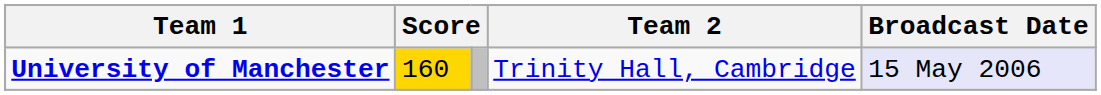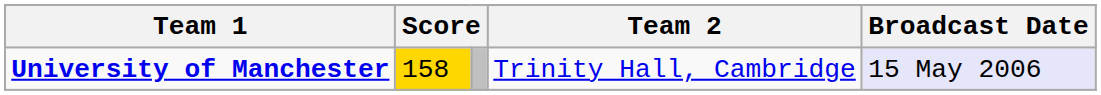(426, 69) 160 -> (426, 69) 158
